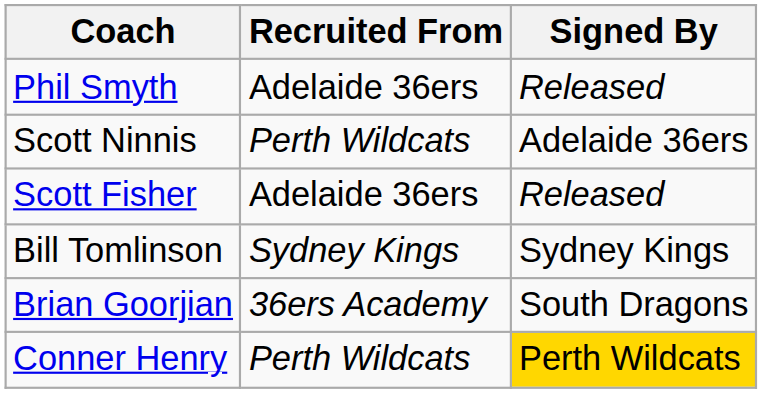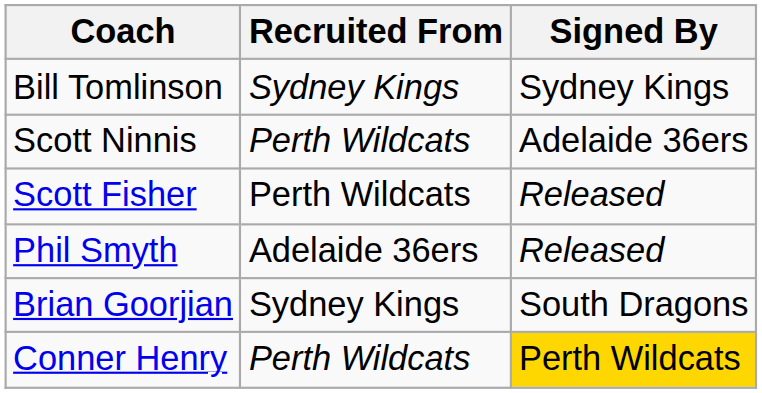rows swapped: (95, 86) <-> (118, 250)
(364, 195) Adelaide 36ers -> (360, 195) Perth Wildcats
(368, 304) 36ers Academy -> (354, 304) Sydney Kings
